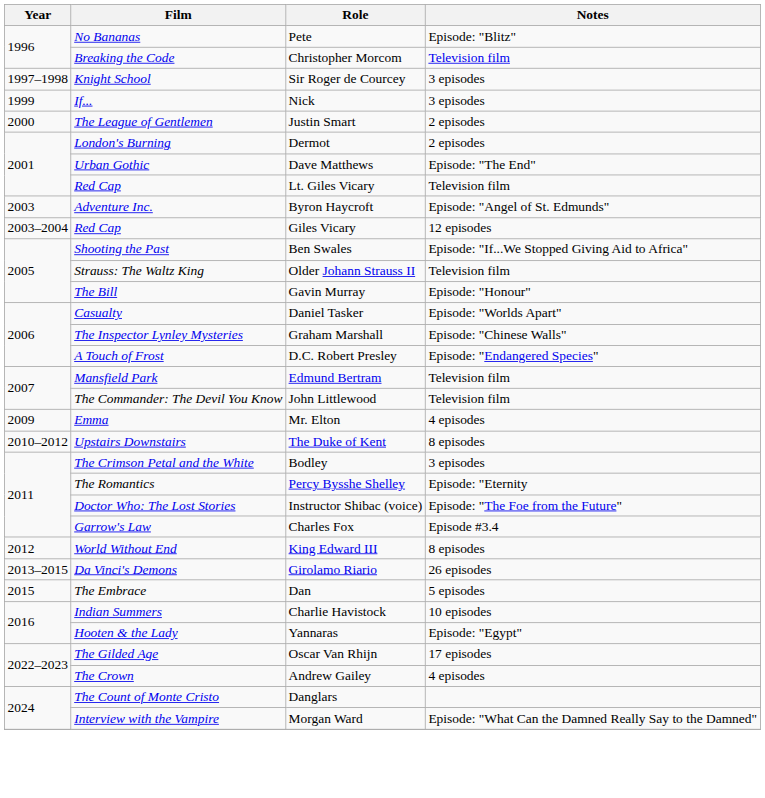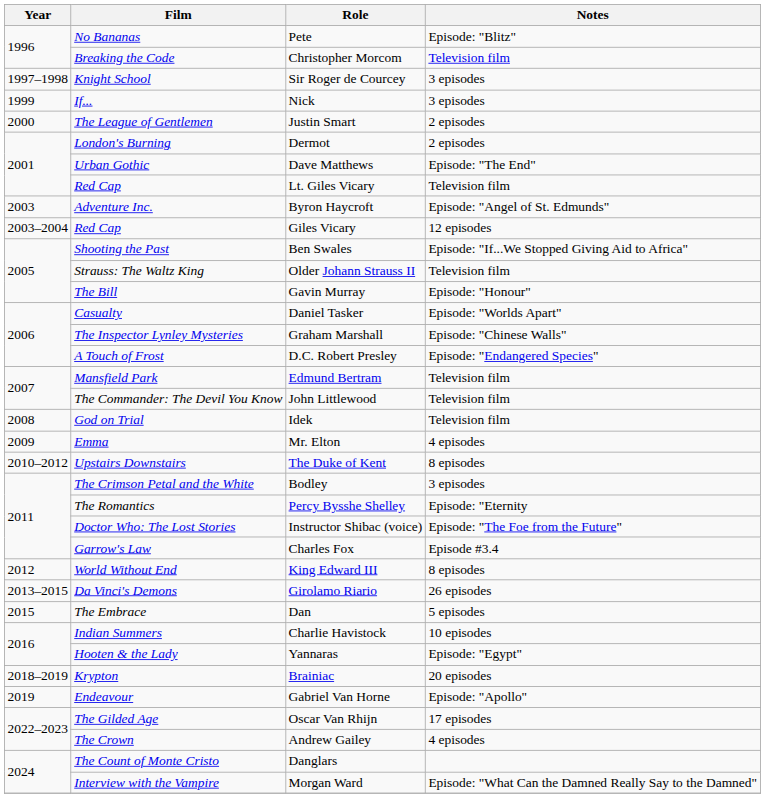+ row: (301, 420)
+ row: (311, 675)
+ row: (339, 697)
